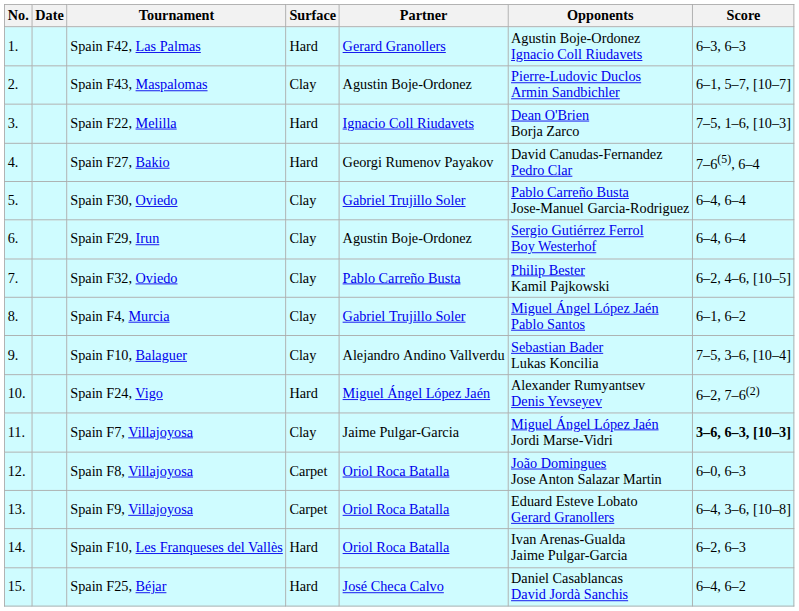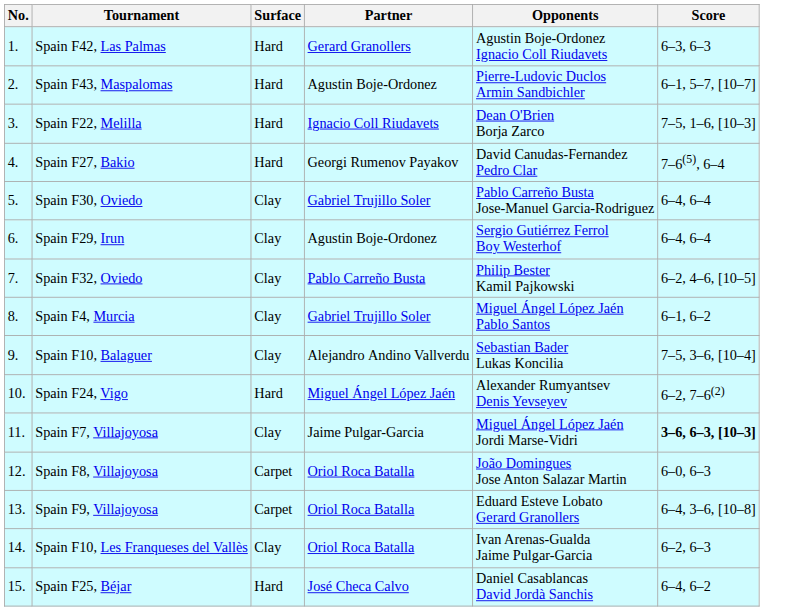- column: (49, 15)
(303, 84) Clay -> (269, 84) Hard
(304, 548) Hard -> (268, 548) Clay
